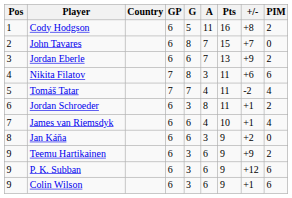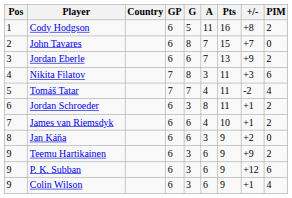(248, 75) +6 -> (248, 75) +3
(269, 122) 4 -> (269, 122) 2
(269, 185) 6 -> (269, 185) 4
